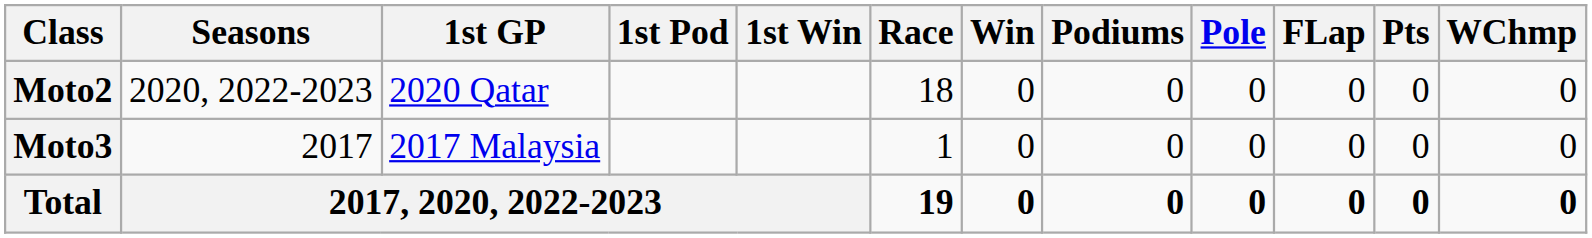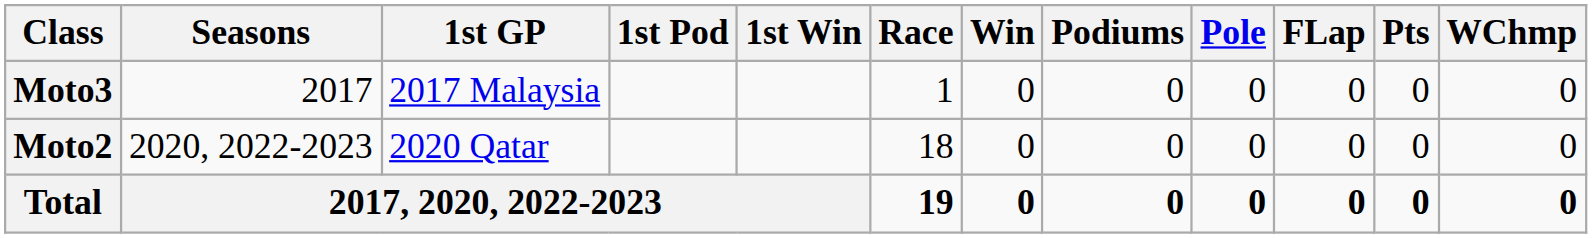rows swapped: (63, 145) <-> (63, 89)
